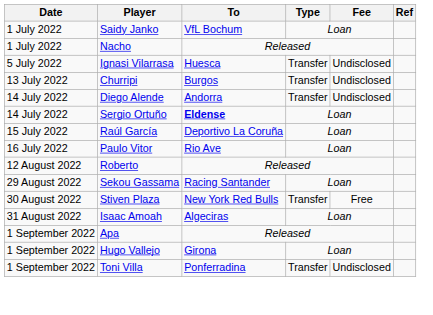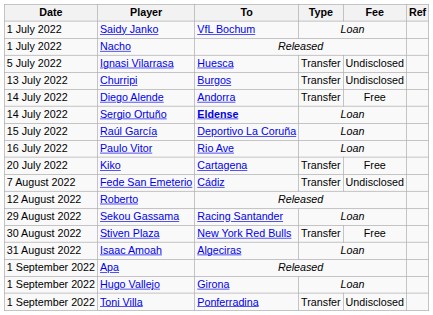(362, 98) Undisclosed -> (375, 98) Free
+ row: (110, 166)
+ row: (146, 183)
